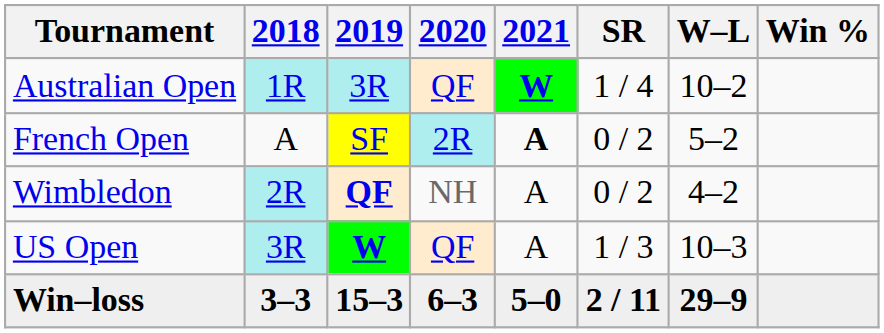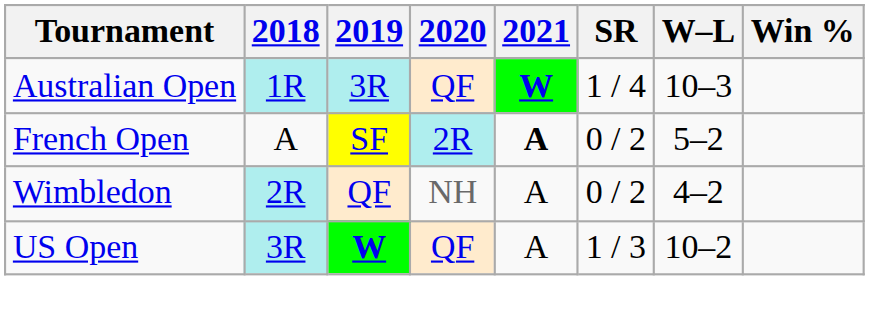(713, 85) 10–2 -> (698, 85) 10–3
(369, 192) bold -> (369, 192) normal
(713, 246) 10–3 -> (698, 246) 10–2
- row: (79, 300)
